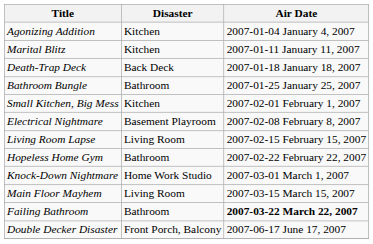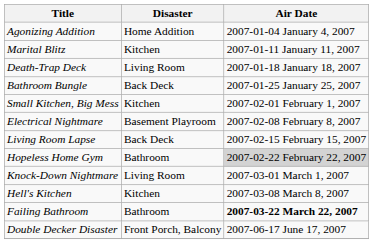(142, 31) Kitchen -> (159, 31) Home Addition
(149, 67) Back Deck -> (154, 67) Living Room
(147, 85) Bathroom -> (149, 85) Back Deck
(154, 139) Living Room -> (149, 139) Back Deck
(296, 157) no background -> (296, 157) lightgrey background
(168, 175) Home Work Studio -> (154, 175) Living Room
+ row: (39, 193)
- row: (54, 193)
